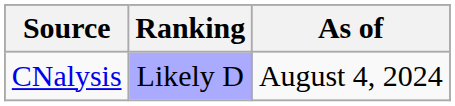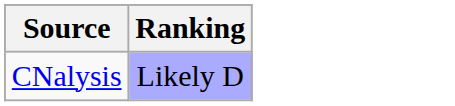- column: (351, 28)
